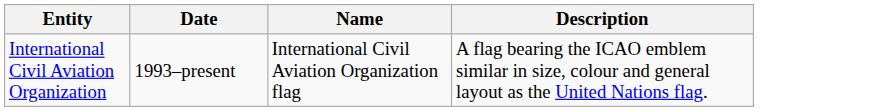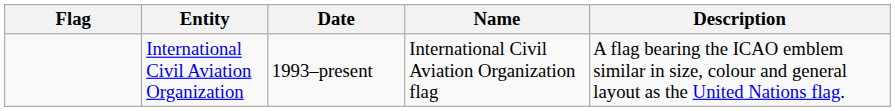+ column: (73, 19)
